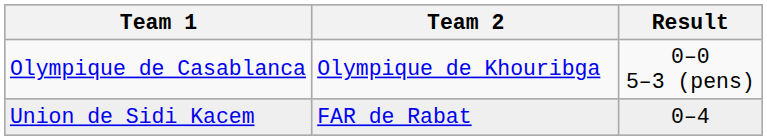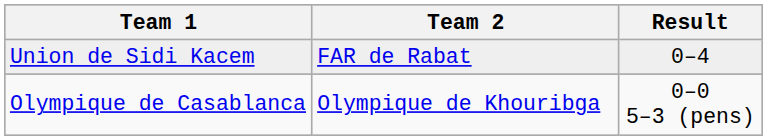rows swapped: (158, 70) <-> (132, 117)
